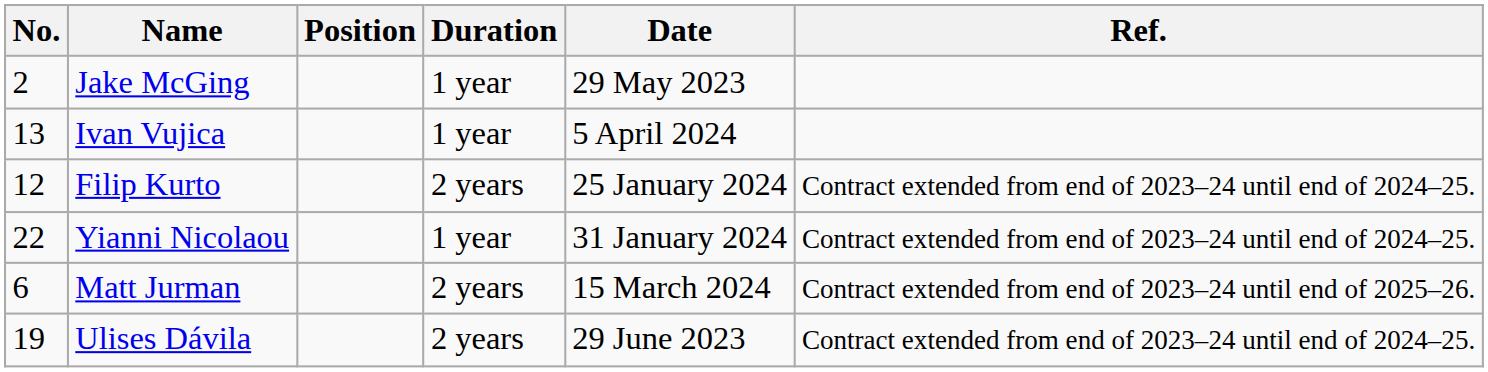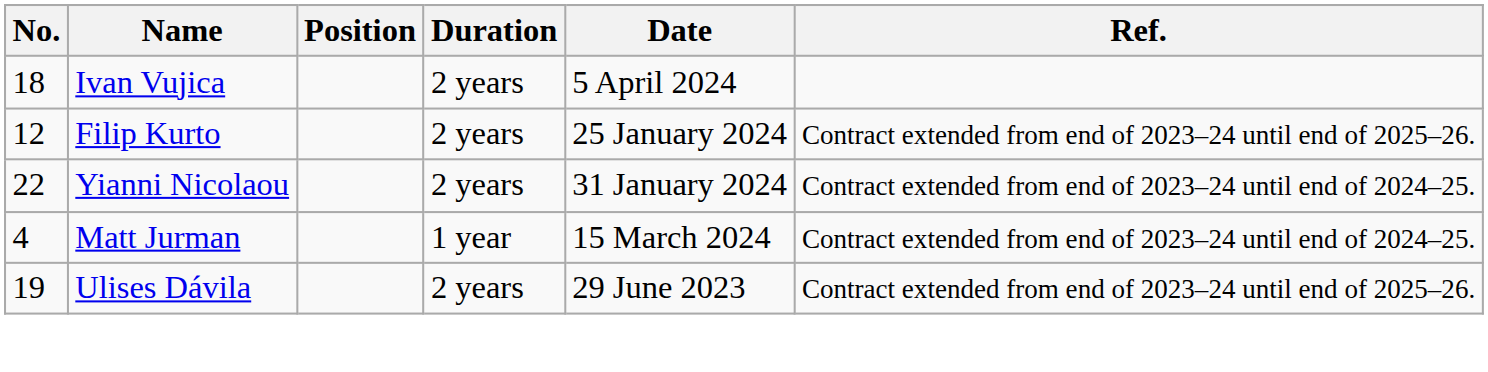- row: (162, 81)
(29, 133) 13 -> (29, 81) 18
(471, 133) 1 year -> (477, 81) 2 years
(1139, 186) Contract extended from end of 2023–24 until end of 2024–25. -> (1139, 135) Contract extended from end of 2023–24 until end of 2025–26.
(471, 236) 1 year -> (477, 184) 2 years
(21, 287) 6 -> (21, 236) 4
(477, 287) 2 years -> (471, 236) 1 year
(1139, 289) Contract extended from end of 2023–24 until end of 2025–26. -> (1139, 238) Contract extended from end of 2023–24 until end of 2024–25.
(1139, 341) Contract extended from end of 2023–24 until end of 2024–25. -> (1139, 289) Contract extended from end of 2023–24 until end of 2025–26.
